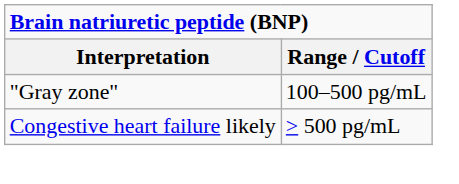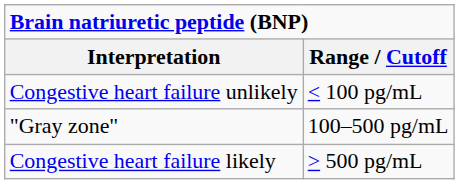+ row: (154, 91)
